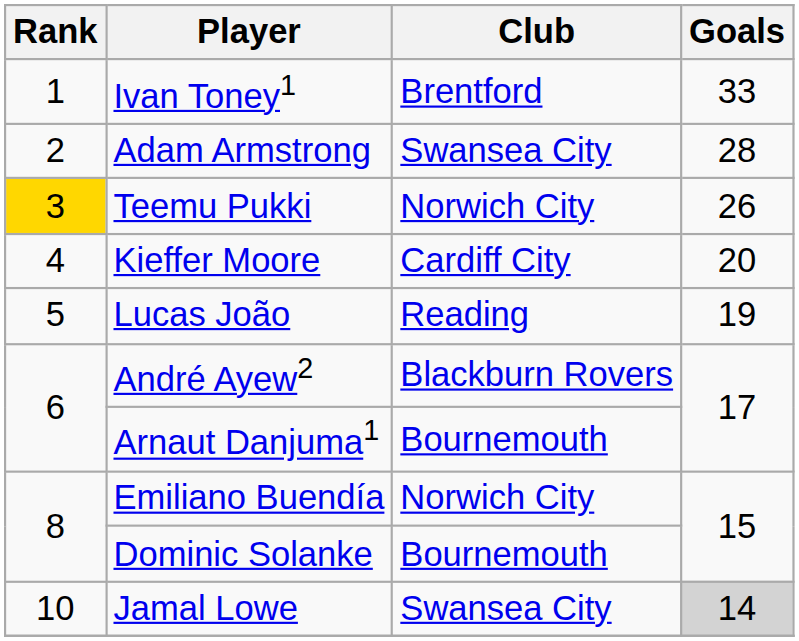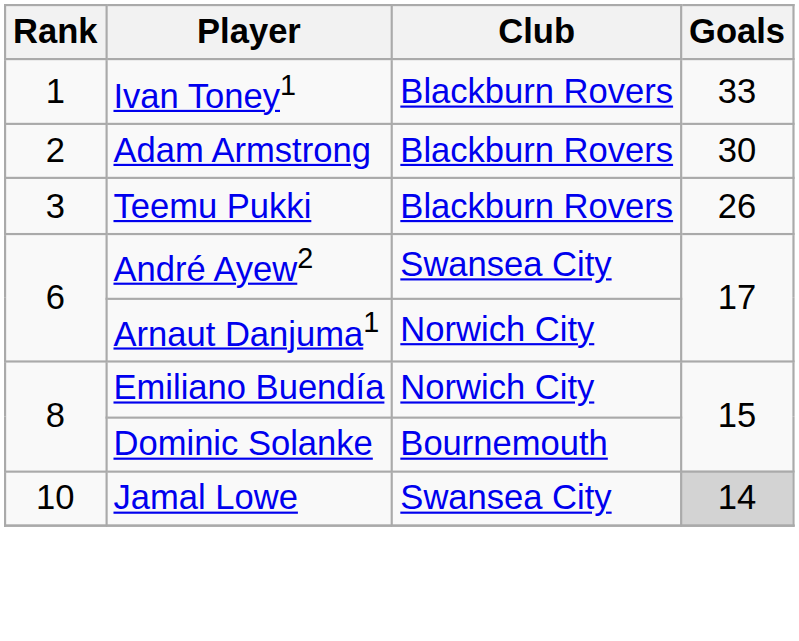(471, 91) Brentford -> (537, 91) Blackburn Rovers
(506, 150) Swansea City -> (537, 150) Blackburn Rovers
(737, 150) 28 -> (737, 150) 30
(55, 205) gold background -> (55, 205) no background
(497, 205) Norwich City -> (537, 205) Blackburn Rovers
- row: (217, 260)
- row: (202, 315)
(537, 374) Blackburn Rovers -> (506, 265) Swansea City
(504, 438) Bournemouth -> (497, 329) Norwich City
